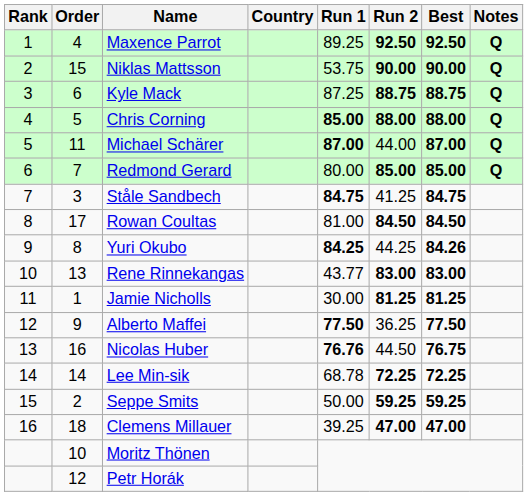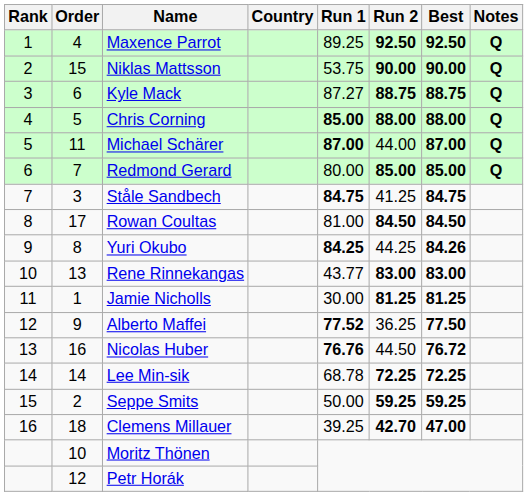(343, 94) 87.25 -> (343, 94) 87.27
(343, 324) 77.50 -> (343, 324) 77.52
(446, 350) 76.75 -> (446, 350) 76.72
(396, 427) 47.00 -> (396, 427) 42.70
